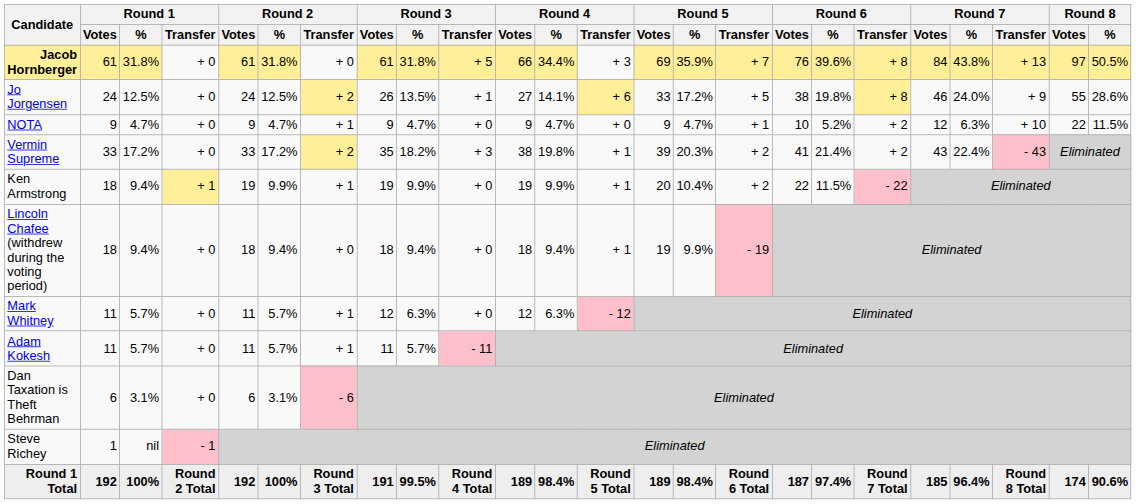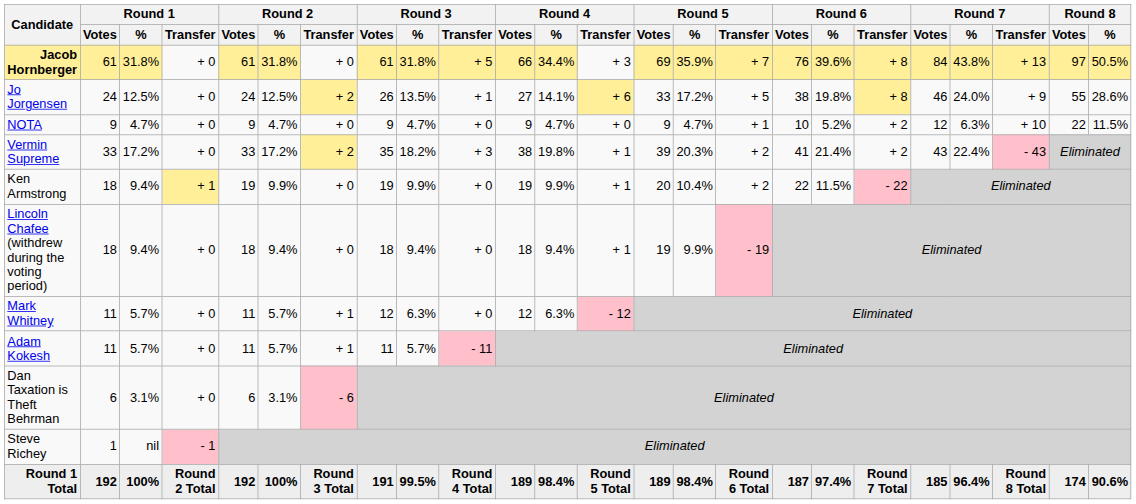(345, 124) + 1 -> (345, 124) + 0
(345, 186) + 1 -> (345, 186) + 0
